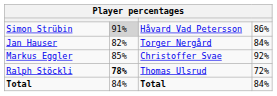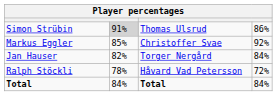(191, 29) Håvard Vad Petersson -> (173, 29) Thomas Ulsrud
rows swapped: (39, 57) <-> (32, 43)
(119, 70) bold -> (119, 70) normal
(173, 70) Thomas Ulsrud -> (191, 70) Håvard Vad Petersson
